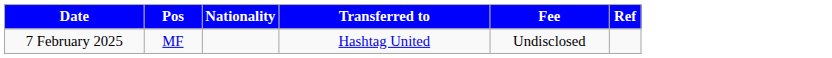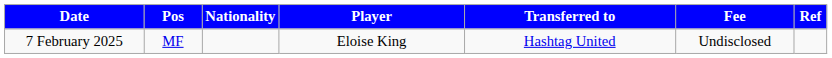+ column: (372, 17)
